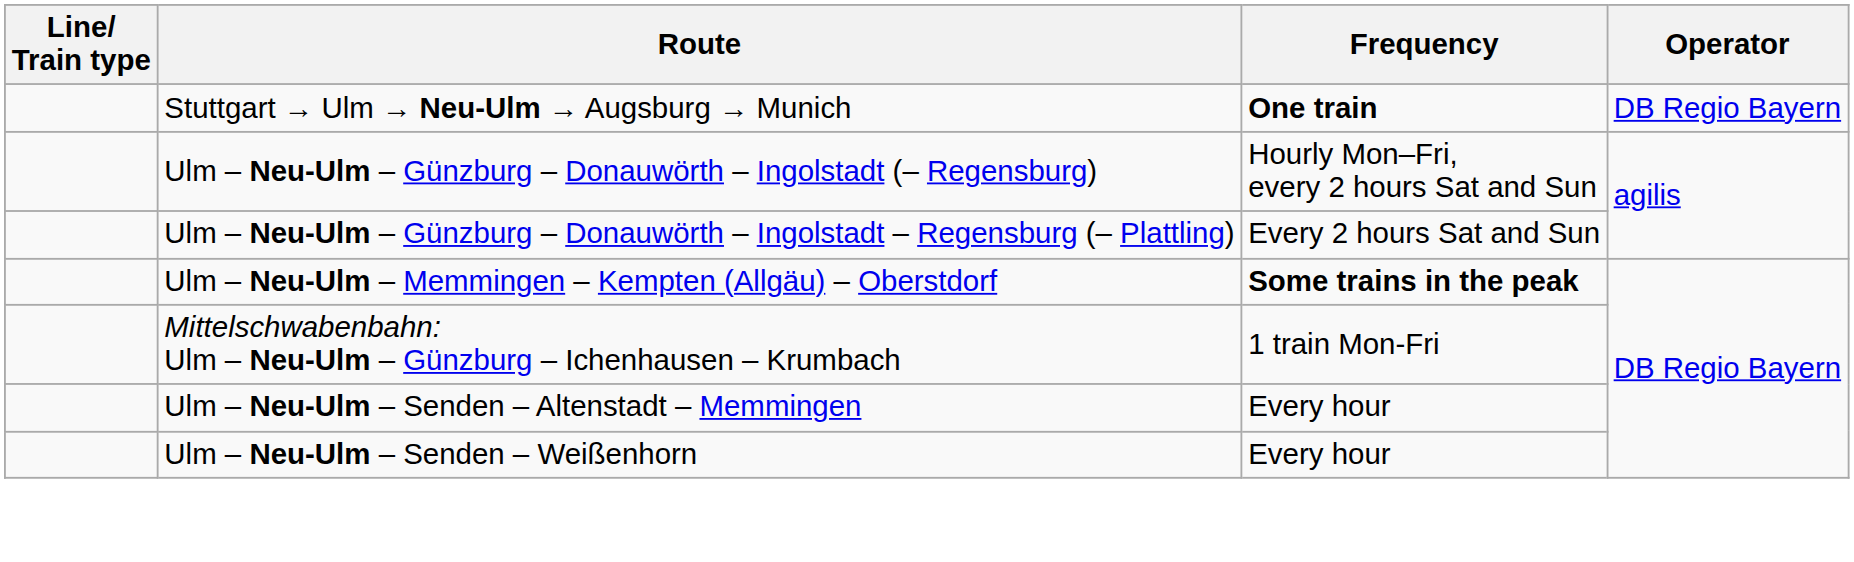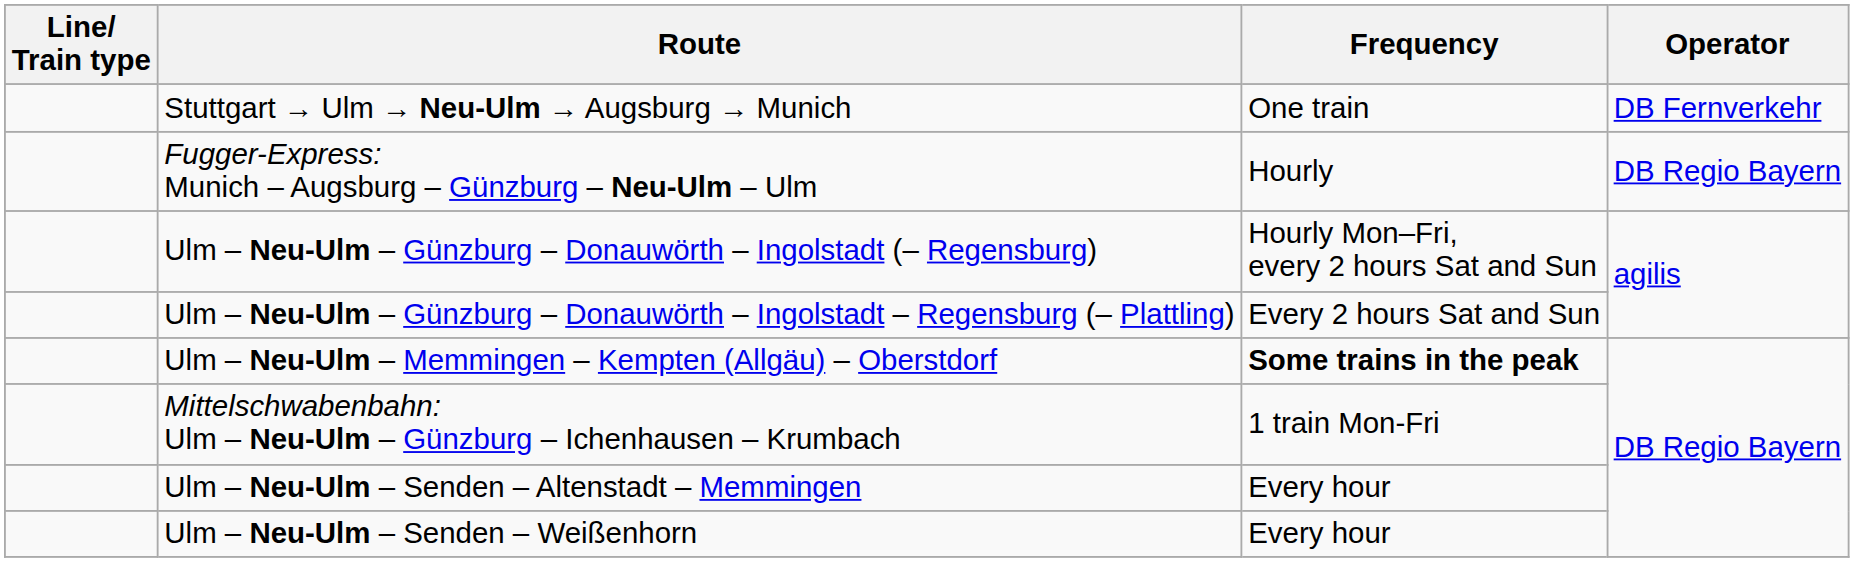(1313, 107) bold -> (1309, 107) normal
(1727, 107) DB Regio Bayern -> (1718, 107) DB Fernverkehr
+ row: (491, 170)
